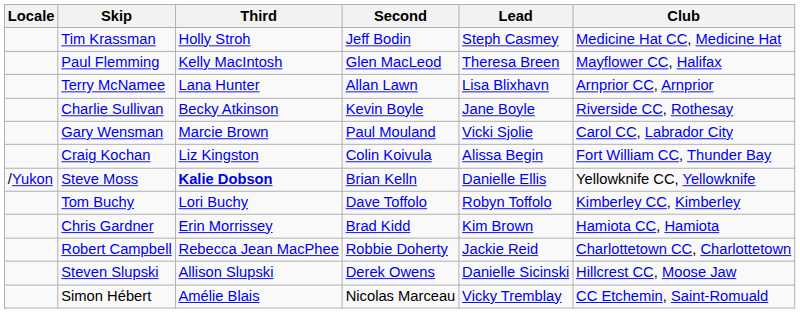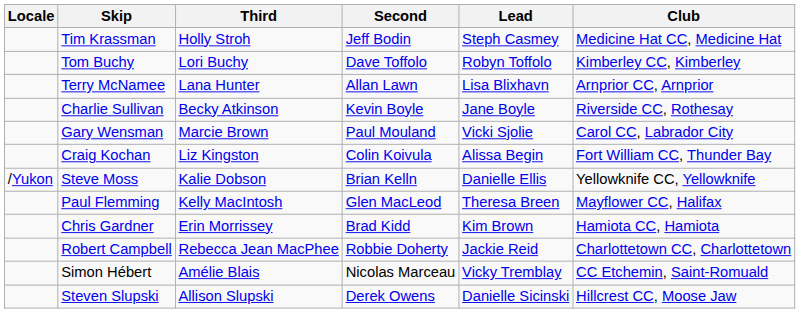rows swapped: (98, 202) <-> (110, 62)
(226, 179) bold -> (222, 179) normal
rows swapped: (106, 296) <-> (110, 272)
